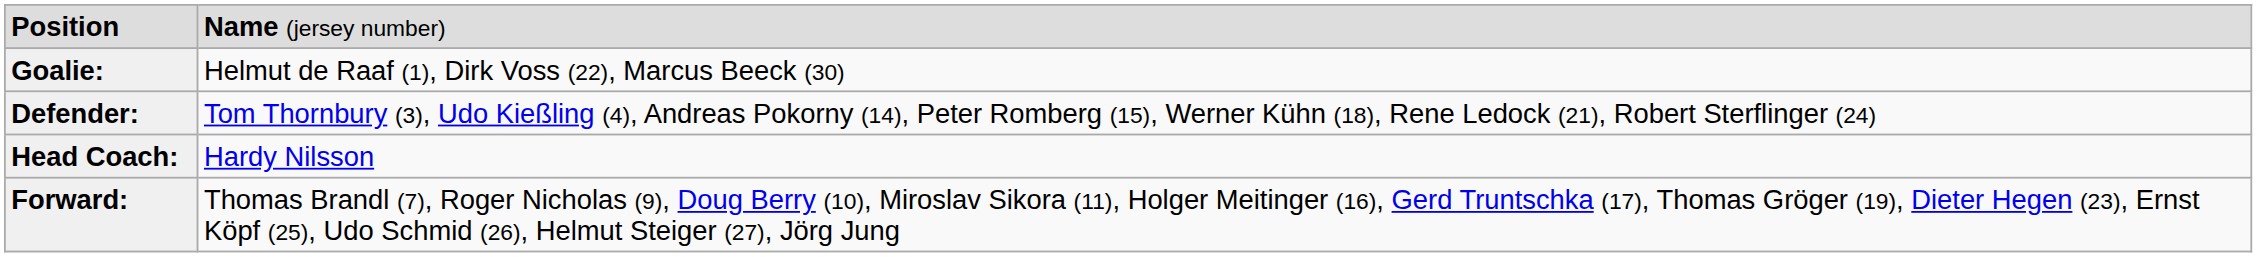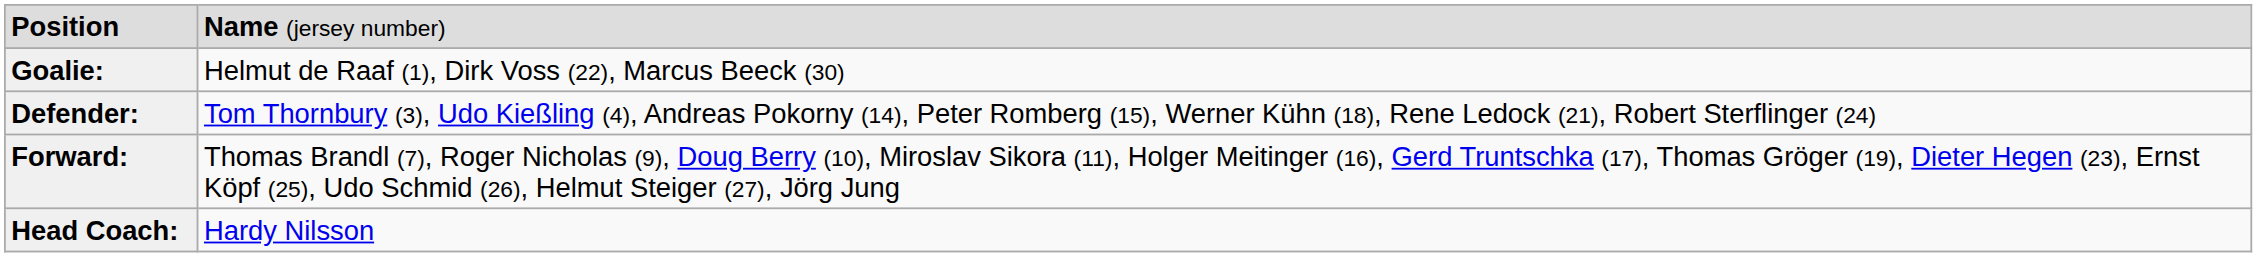rows swapped: (70, 200) <-> (95, 157)
